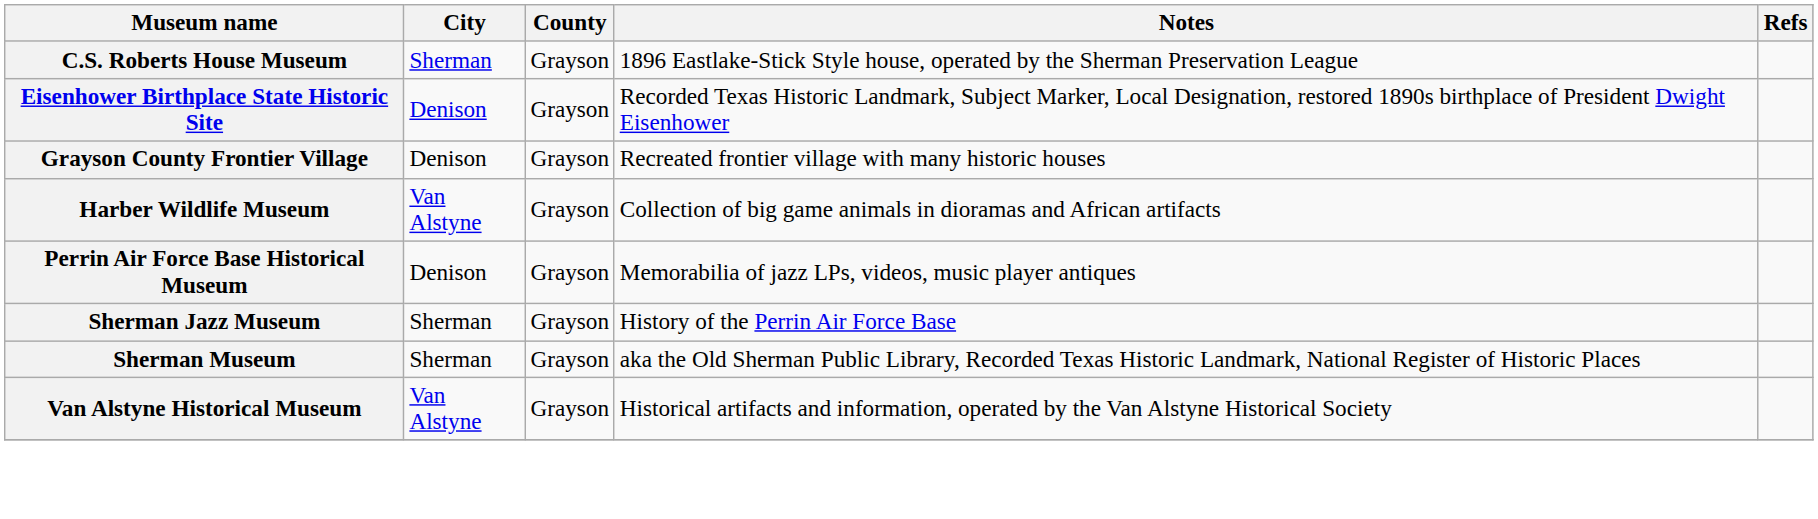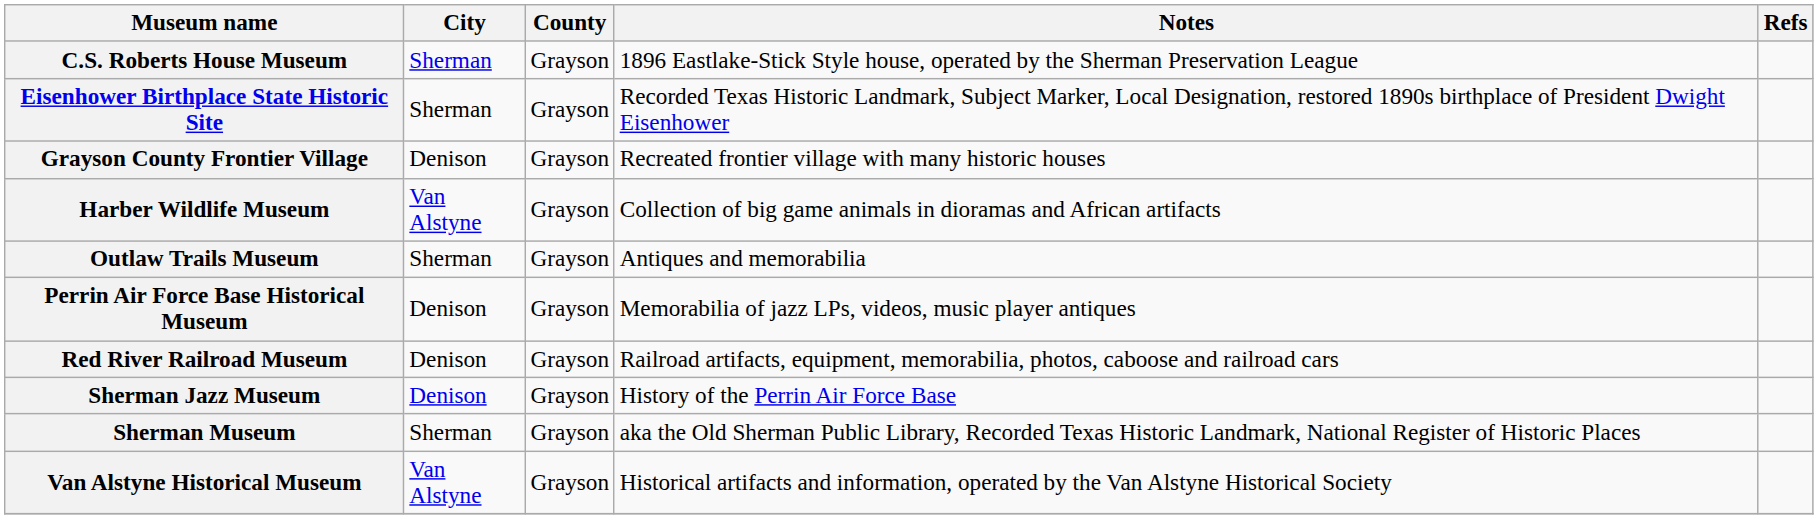(448, 109) Denison -> (451, 109) Sherman
+ row: (204, 259)
+ row: (204, 358)
(451, 321) Sherman -> (448, 395) Denison
